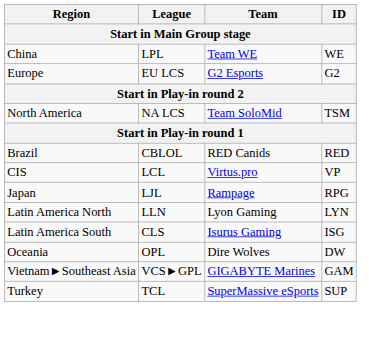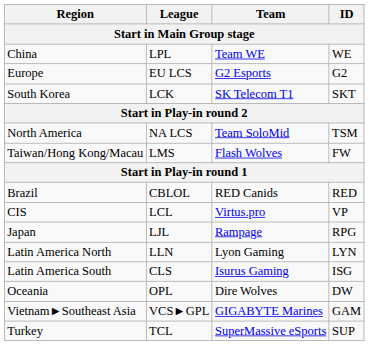+ row: (39, 93)
+ row: (75, 152)
